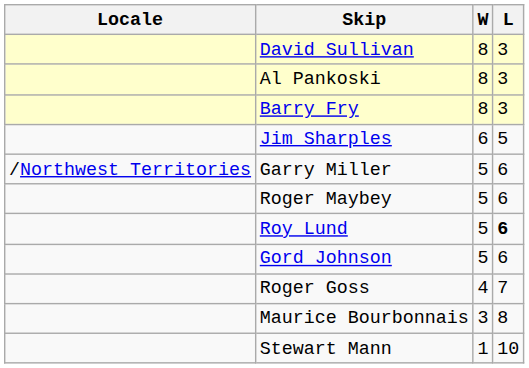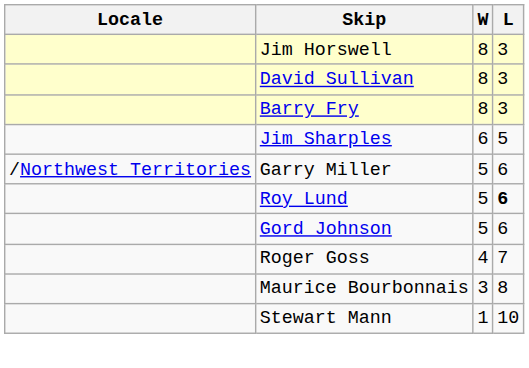+ row: (326, 50)
- row: (320, 79)
- row: (326, 199)
